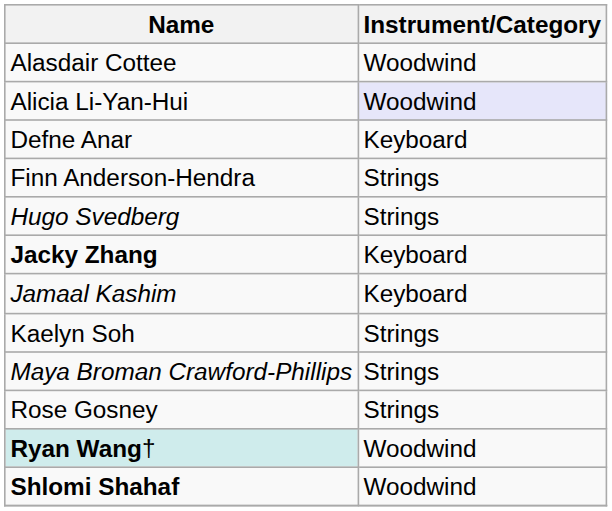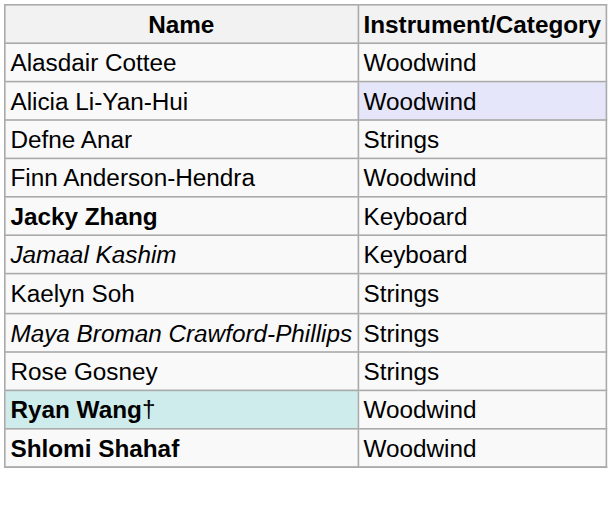(415, 140) Keyboard -> (401, 140) Strings
(401, 178) Strings -> (420, 178) Woodwind
- row: (95, 217)
